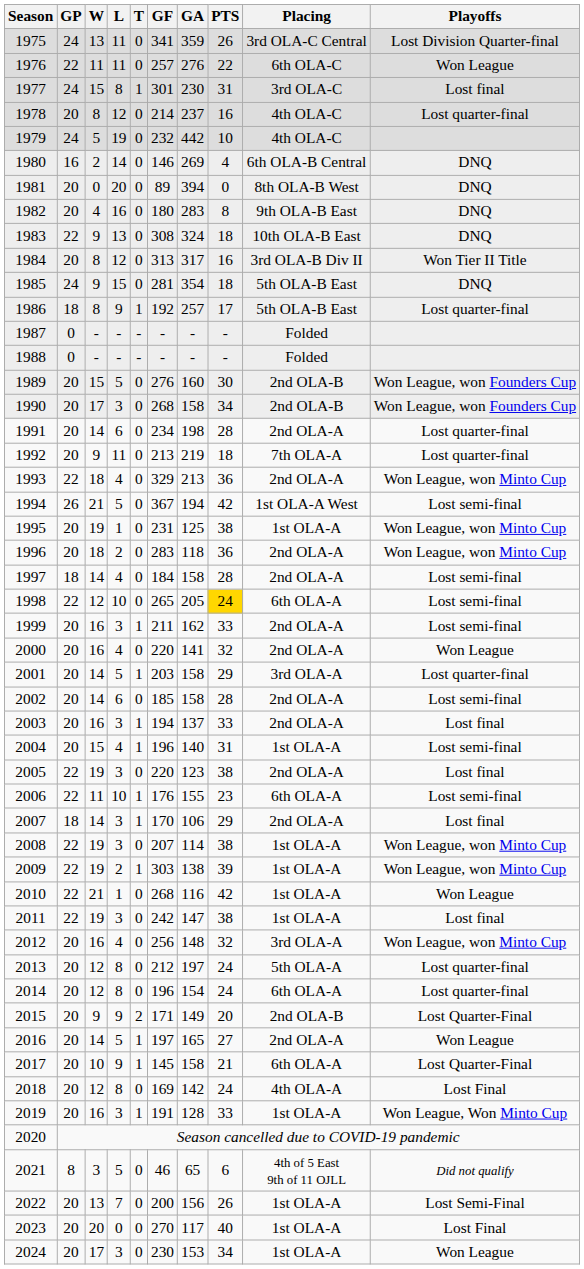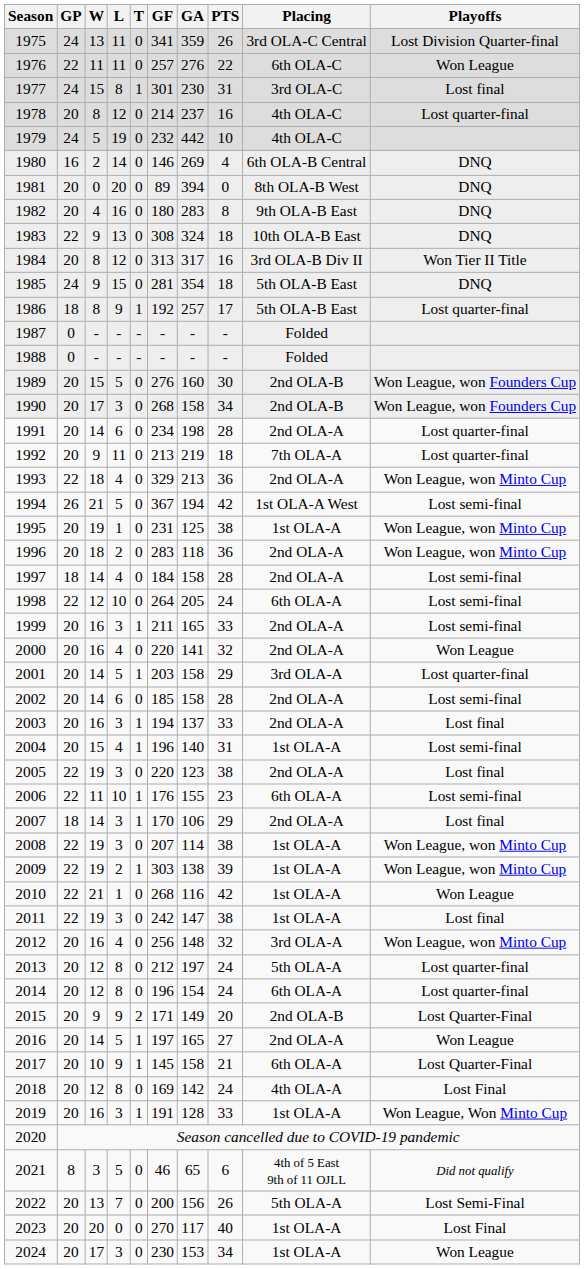(162, 601) 265 -> (162, 601) 264
(225, 601) gold background -> (225, 601) no background
(193, 625) 162 -> (193, 625) 165
(307, 1203) 1st OLA-A -> (307, 1203) 5th OLA-A
